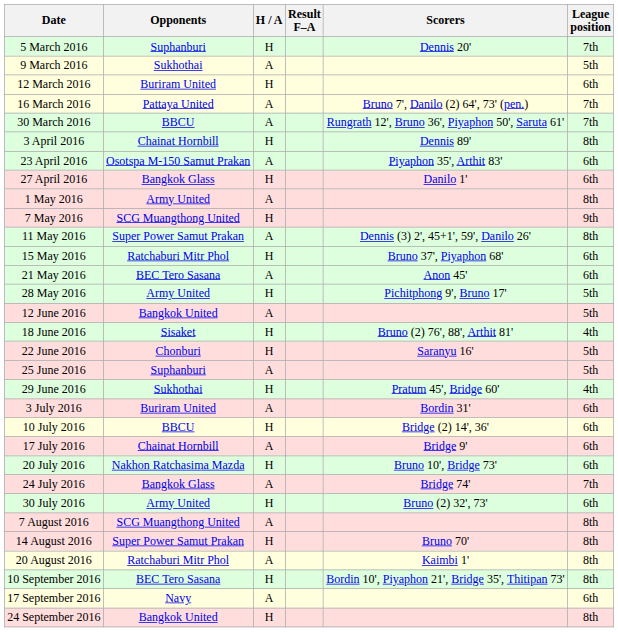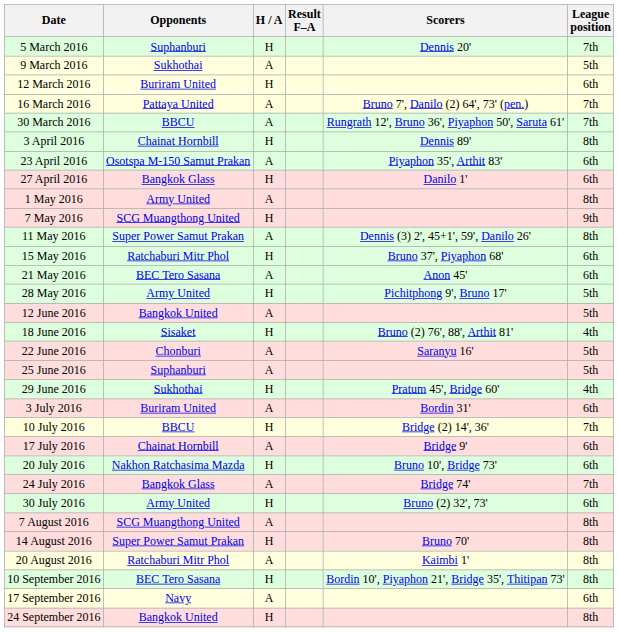(269, 351) H -> (269, 351) A
(591, 427) 6th -> (591, 427) 7th
